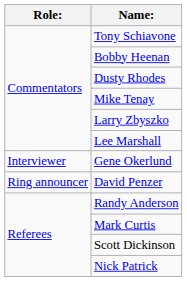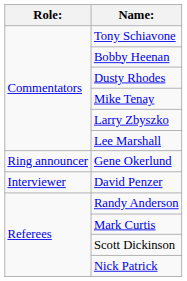(37, 161) Interviewer -> (48, 161) Ring announcer
(48, 182) Ring announcer -> (37, 182) Interviewer
